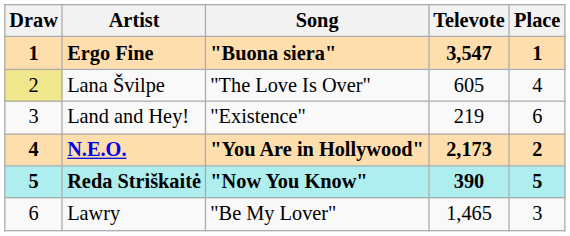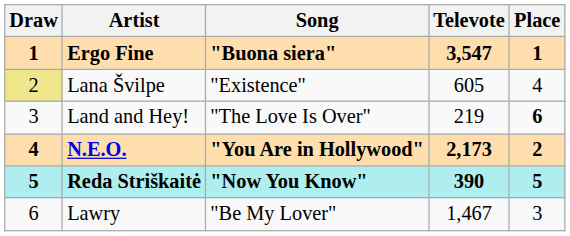(291, 85) "The Love Is Over" -> (258, 85) "Existence"
(258, 117) "Existence" -> (291, 117) "The Love Is Over"
(537, 117) normal -> (537, 117) bold
(469, 213) 1,465 -> (469, 213) 1,467
